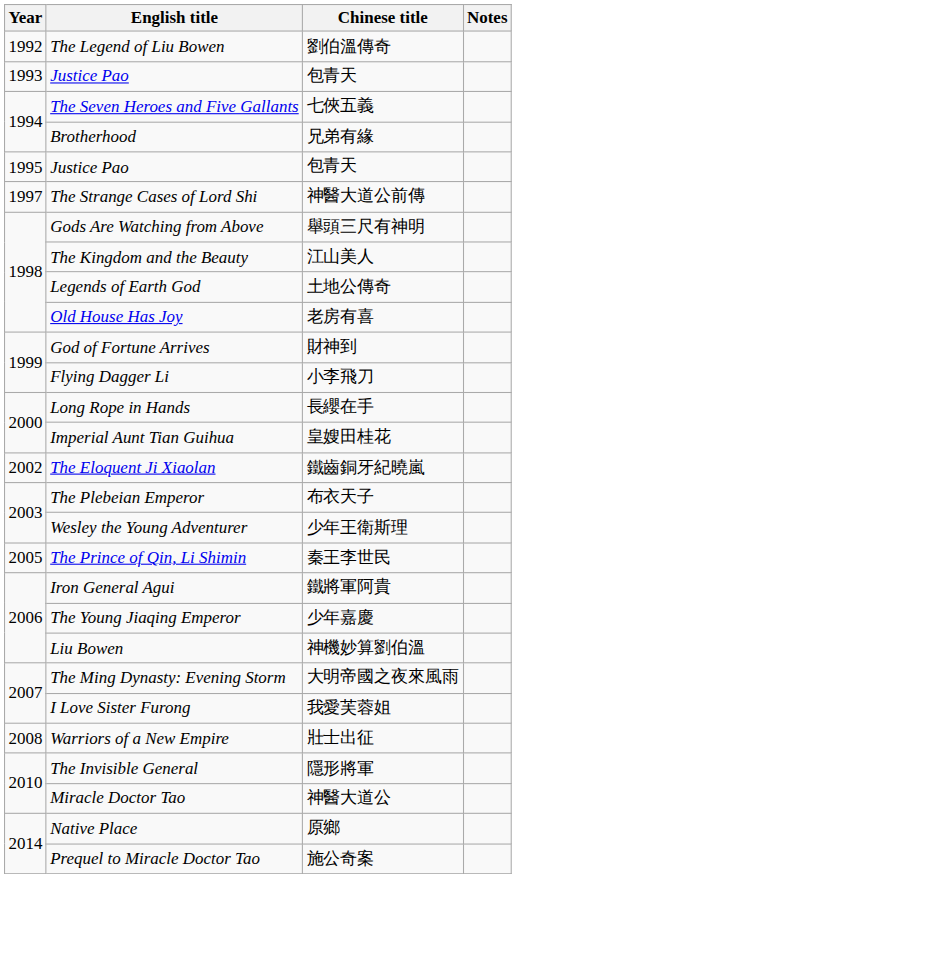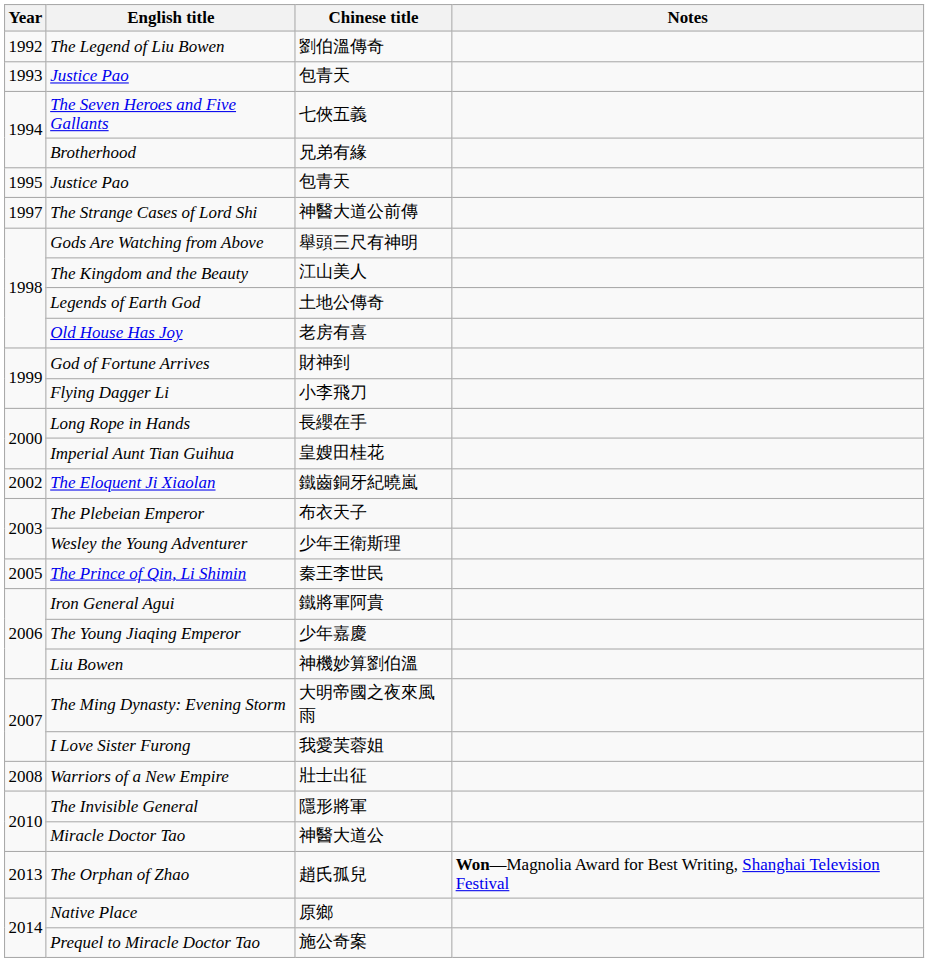+ row: (25, 874)
